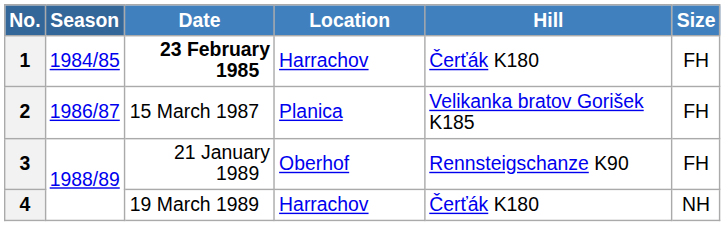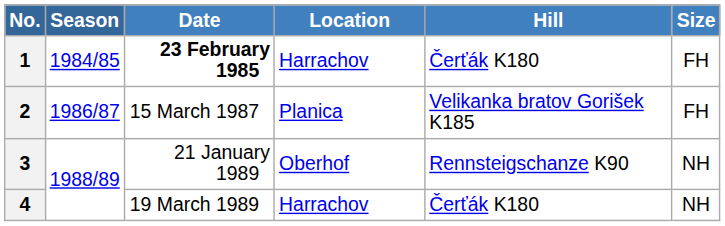(696, 163) FH -> (696, 163) NH
